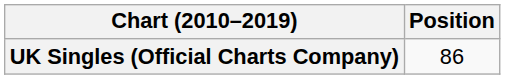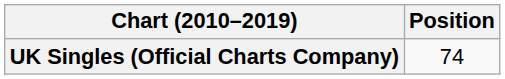(452, 56) 86 -> (452, 56) 74
